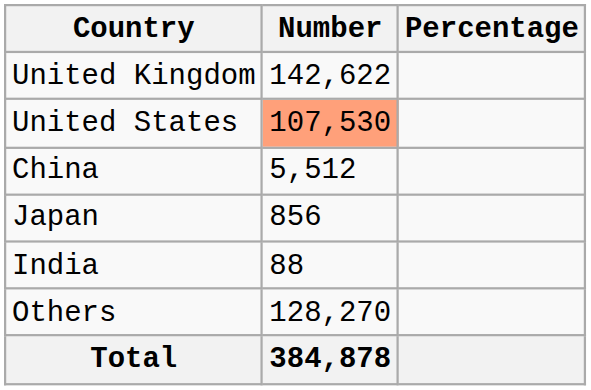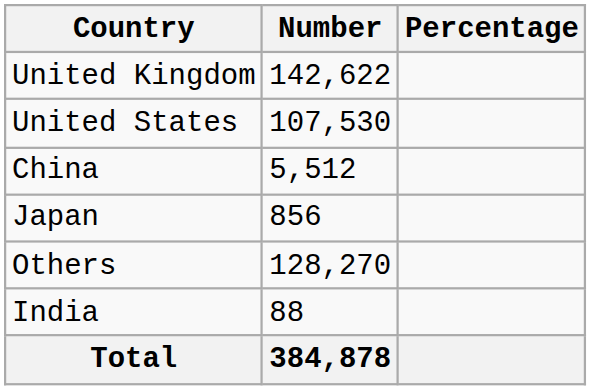(330, 123) lightsalmon background -> (330, 123) no background
rows swapped: (56, 265) <-> (64, 312)
